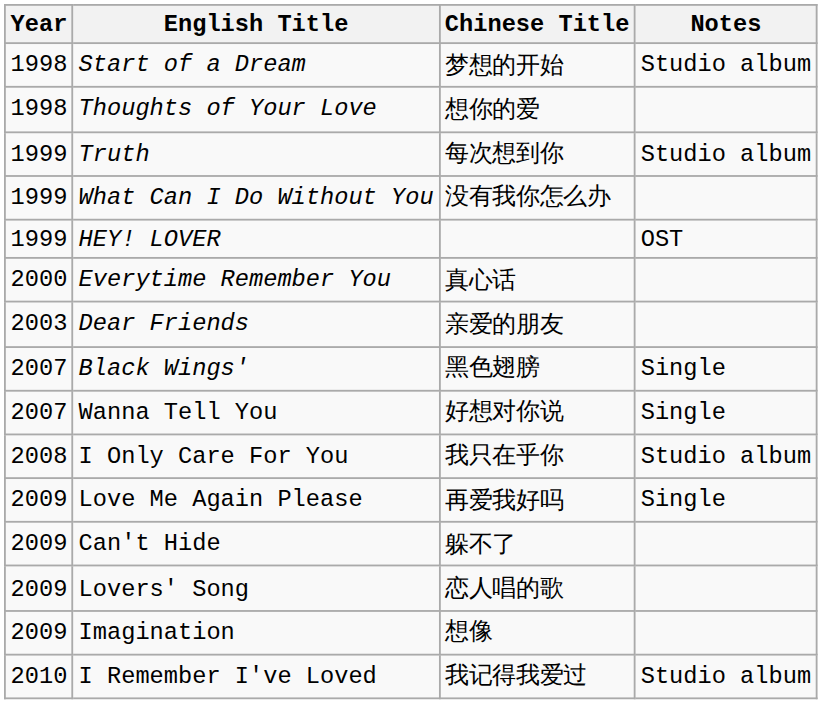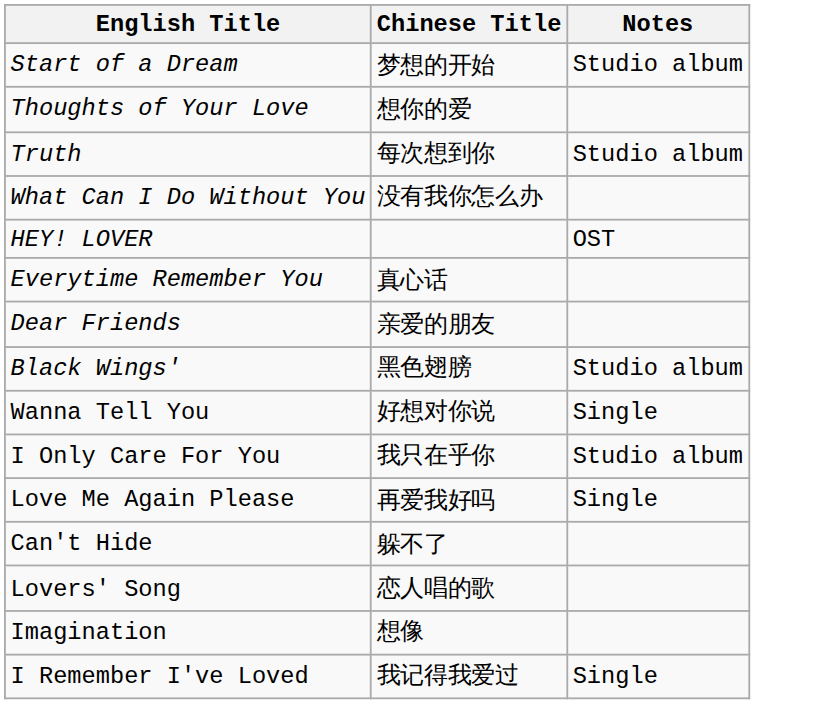- column: (39, 24)
(683, 368) Single -> (658, 368) Studio album
(726, 676) Studio album -> (615, 676) Single
